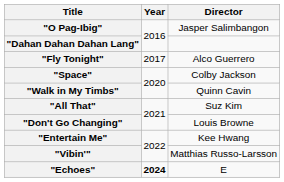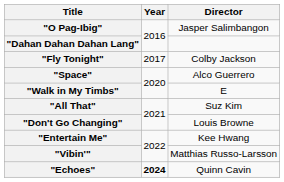(224, 59) Alco Guerrero -> (224, 59) Colby Jackson
(224, 75) Colby Jackson -> (224, 75) Alco Guerrero
(224, 91) Quinn Cavin -> (224, 91) E
(224, 169) E -> (224, 169) Quinn Cavin
